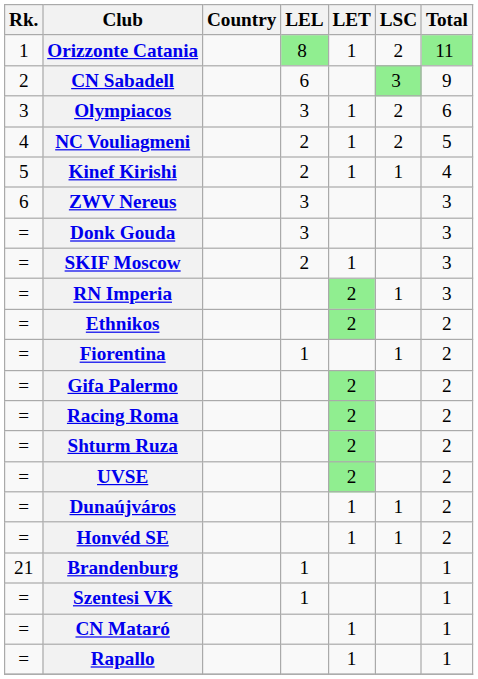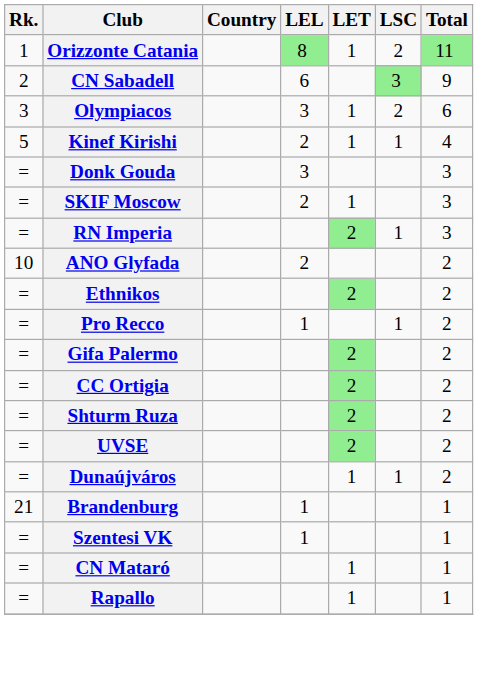- row: (123, 141)
- row: (123, 202)
+ row: (123, 263)
- row: (123, 354)
+ row: (123, 324)
+ row: (123, 385)
- row: (123, 415)
- row: (123, 537)
